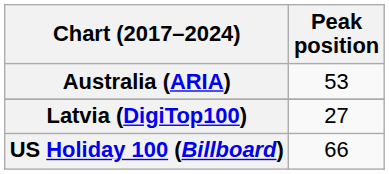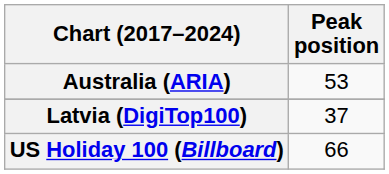(337, 116) 27 -> (337, 116) 37
